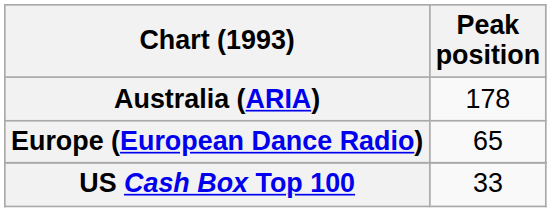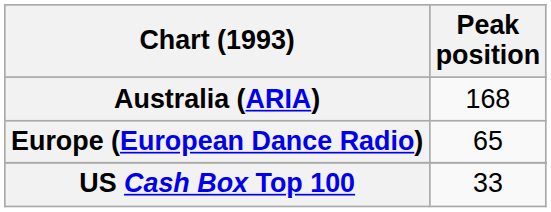(488, 98) 178 -> (488, 98) 168
